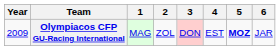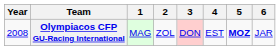(17, 32) 2009 -> (17, 32) 2008
